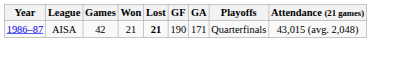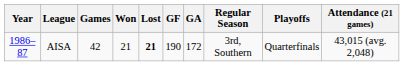+ column: (233, 18)
(199, 29) 171 -> (194, 46) 172
